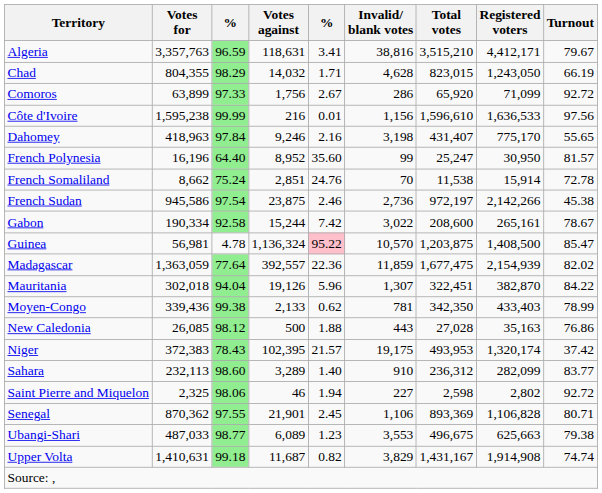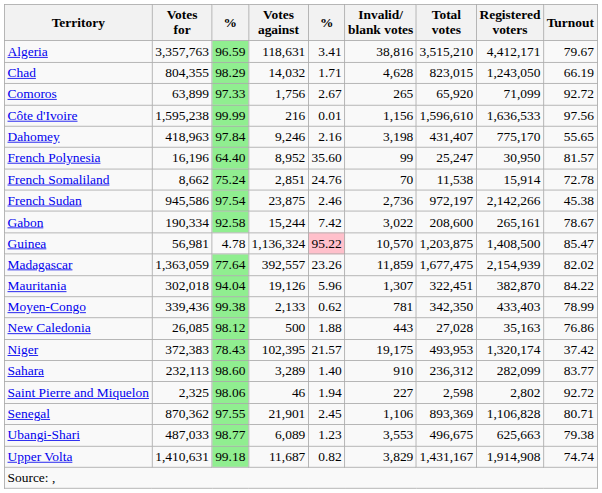(403, 94) 286 -> (403, 94) 265
(327, 264) 22.36 -> (327, 264) 23.26
